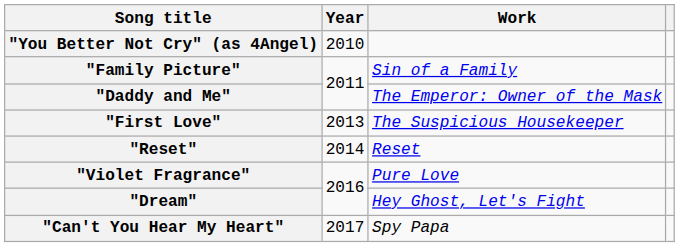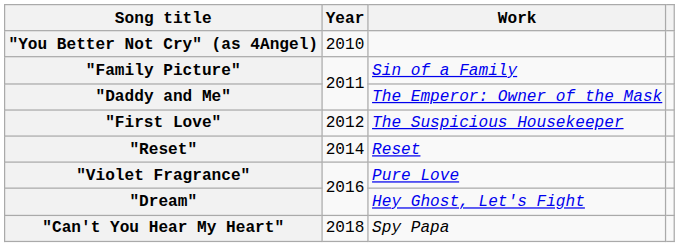(345, 123) 2013 -> (345, 123) 2012
(345, 228) 2017 -> (345, 228) 2018
